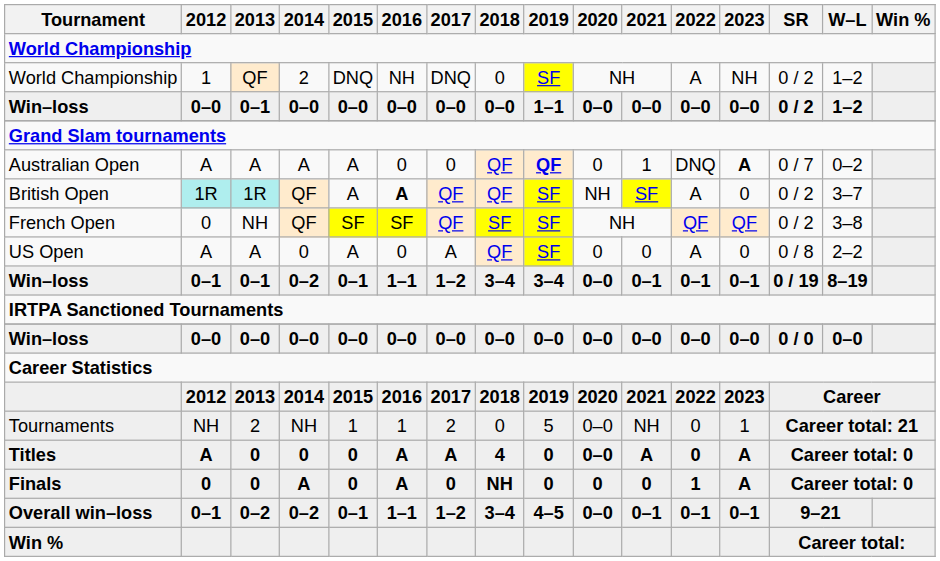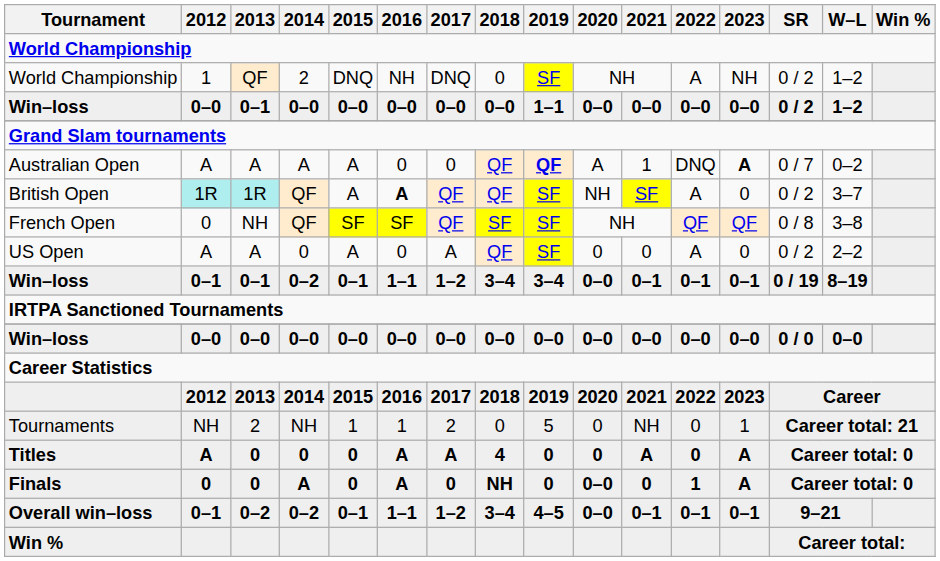(598, 164) 0 -> (598, 164) A
(796, 222) 0 / 2 -> (796, 222) 0 / 8
(796, 251) 0 / 8 -> (796, 251) 0 / 2
(598, 426) 0–0 -> (598, 426) 0
(598, 455) 0–0 -> (598, 455) 0
(598, 484) 0 -> (598, 484) 0–0
